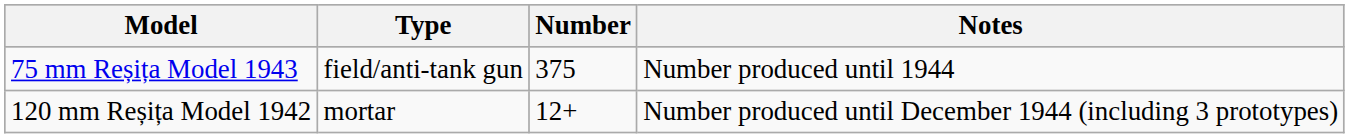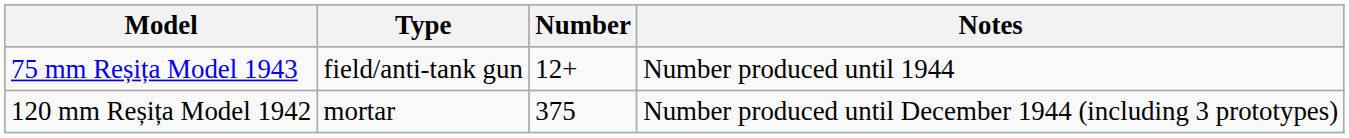(555, 68) 375 -> (556, 68) 12+
(556, 111) 12+ -> (555, 111) 375
